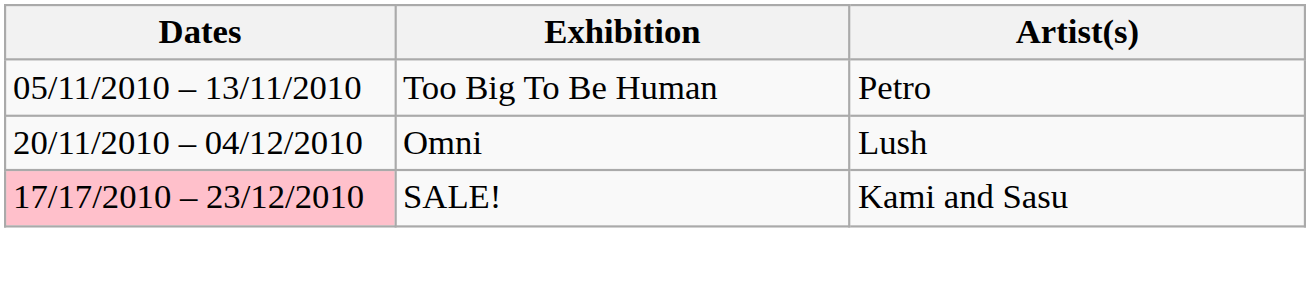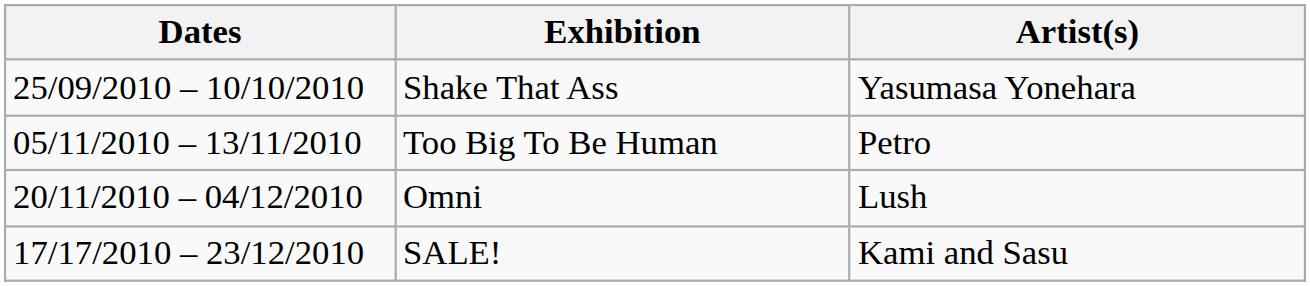+ row: (511, 87)
(189, 197) pink background -> (189, 252) no background
